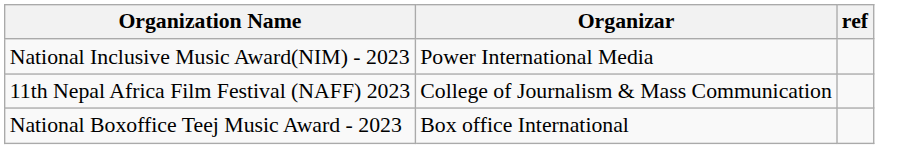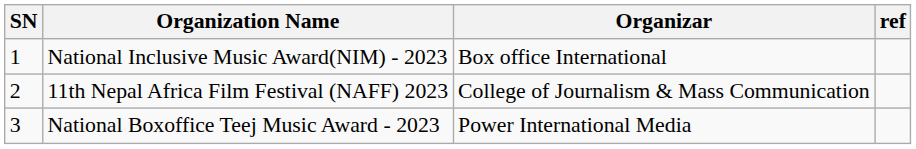+ column: (24, 21)
(537, 56) Power International Media -> (562, 56) Box office International
(525, 125) Box office International -> (575, 125) Power International Media
